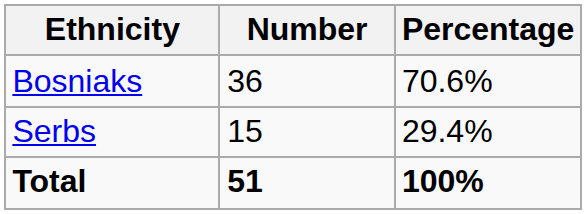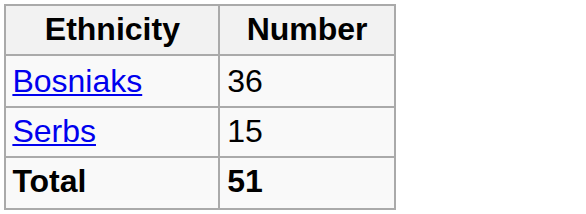- column: (488, 29)
